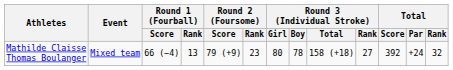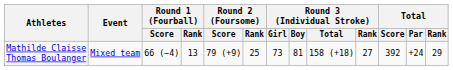(255, 53) 23 -> (255, 53) 25
(277, 53) 80 -> (277, 53) 73
(298, 53) 78 -> (298, 53) 81
(437, 53) 32 -> (437, 53) 29
